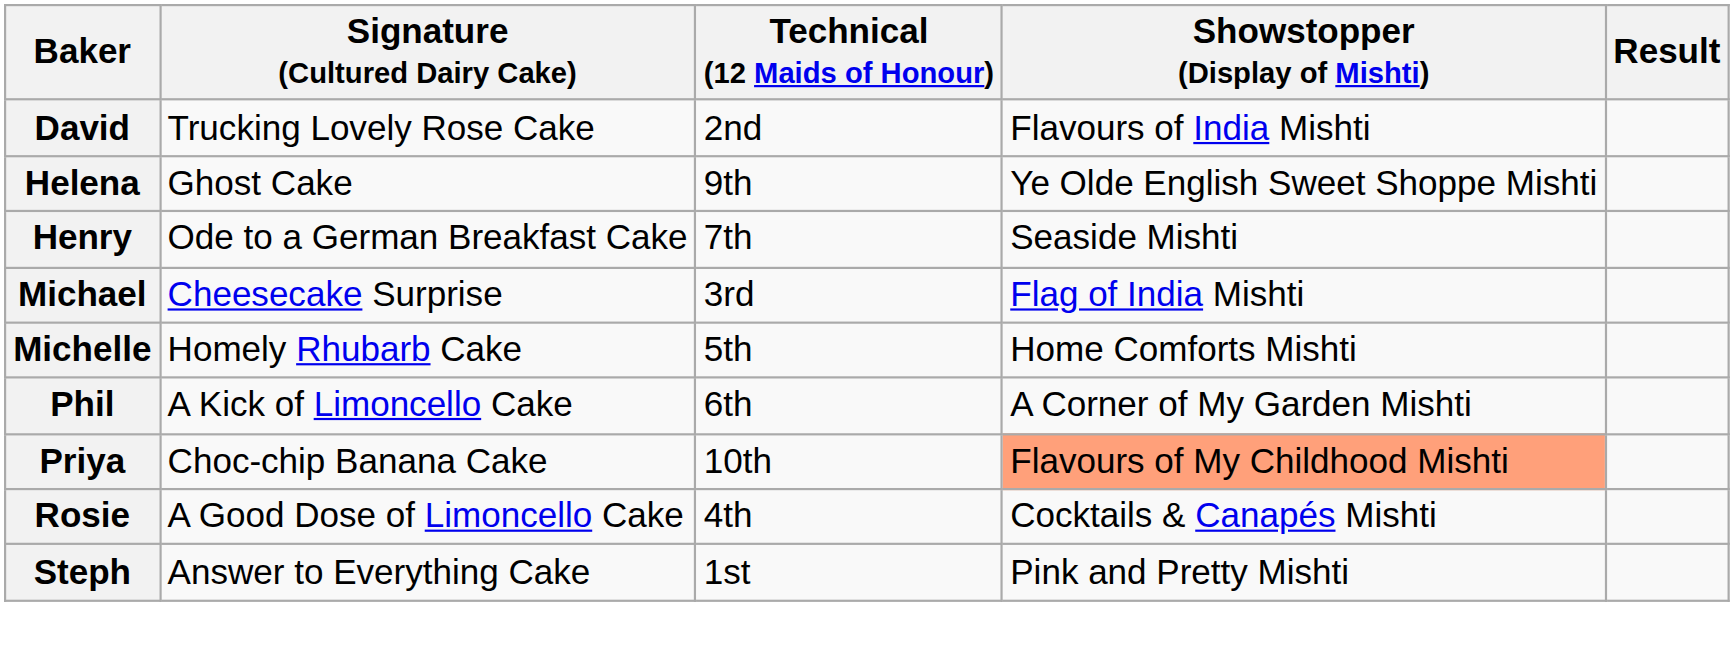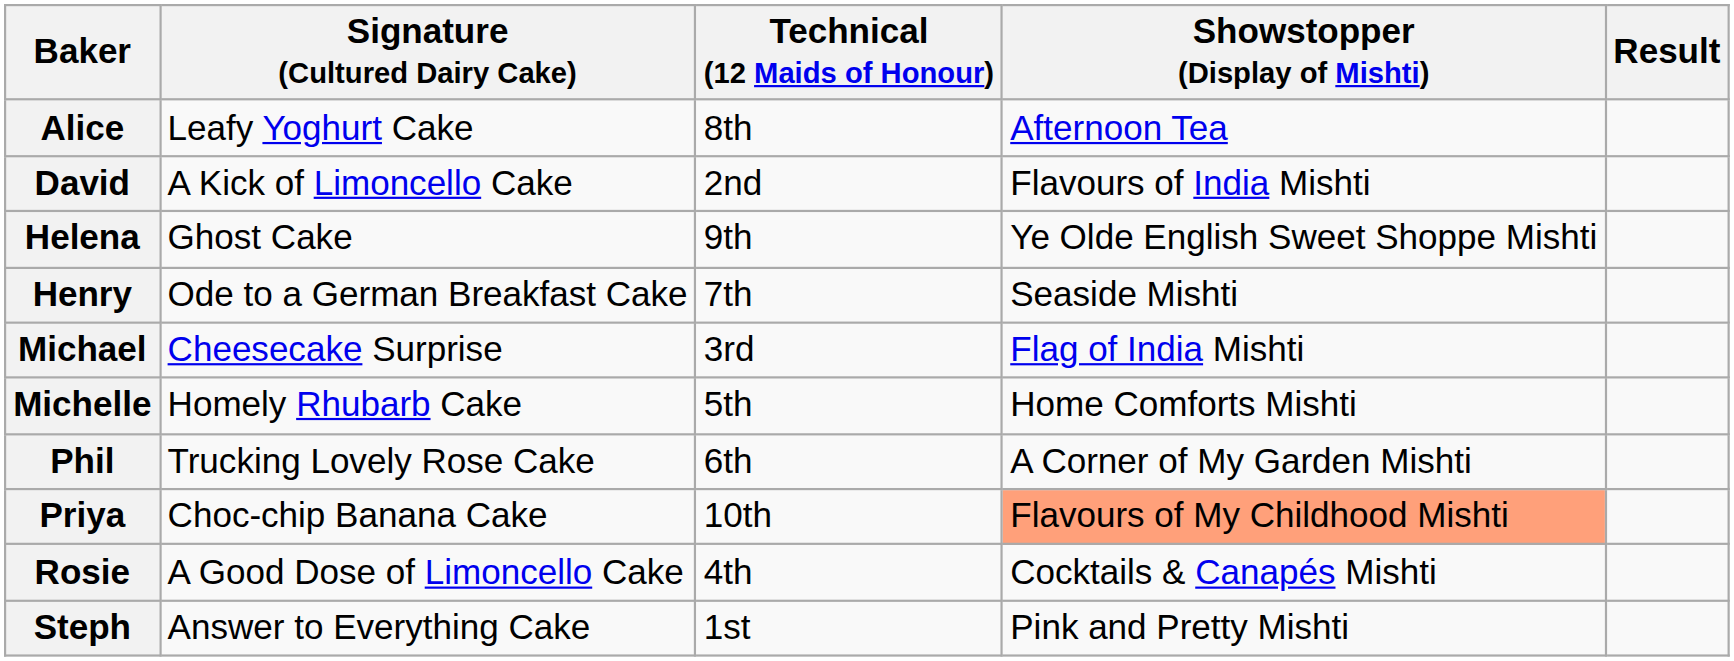+ row: (82, 127)
(381, 127) Trucking Lovely Rose Cake -> (370, 182) A Kick of Limoncello Cake
(370, 405) A Kick of Limoncello Cake -> (381, 460) Trucking Lovely Rose Cake
